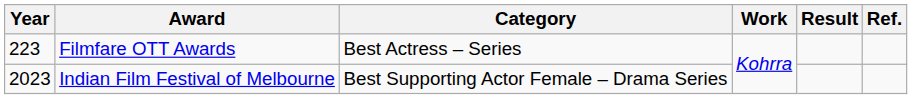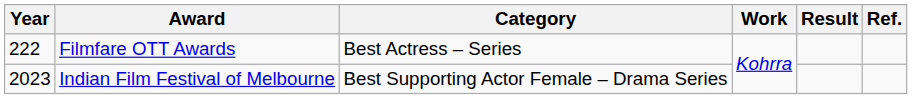(25, 49) 223 -> (25, 49) 222
